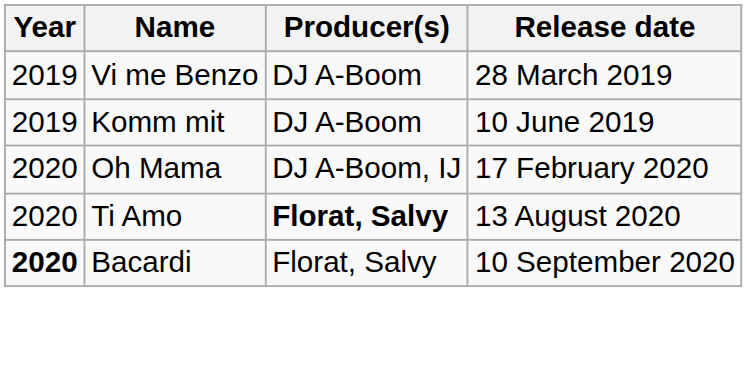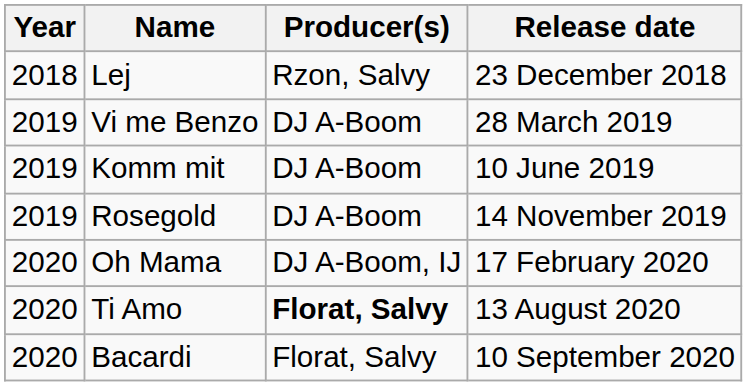+ row: (111, 74)
+ row: (154, 215)
(45, 262) bold -> (45, 356) normal
